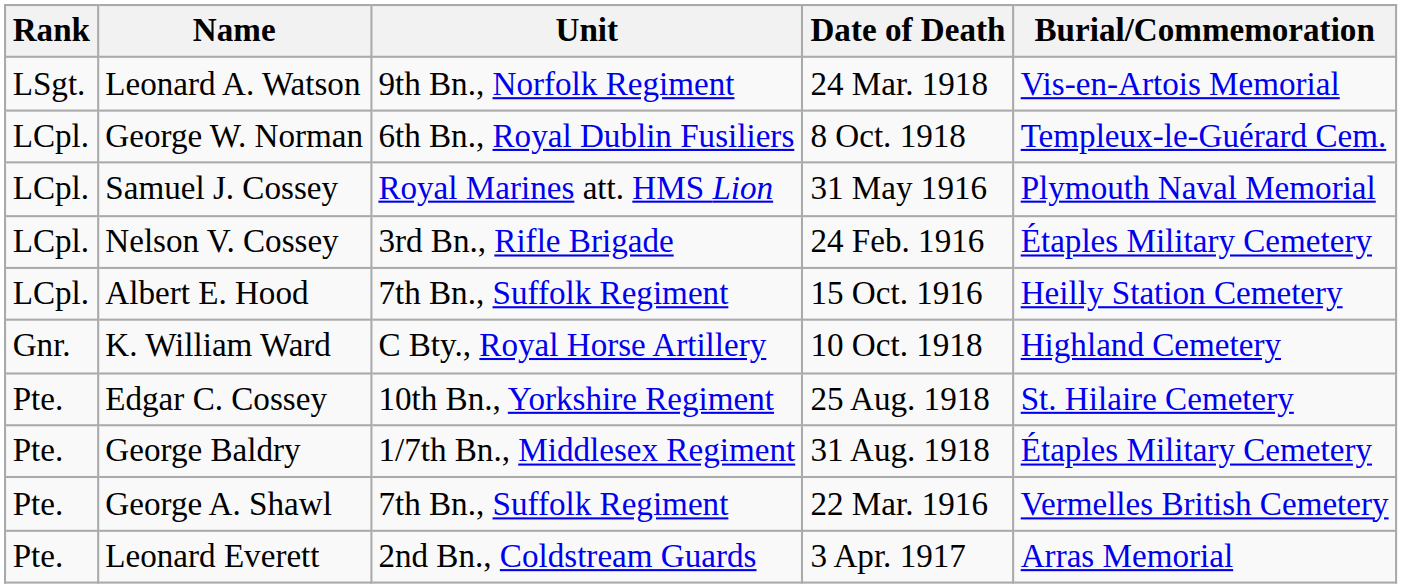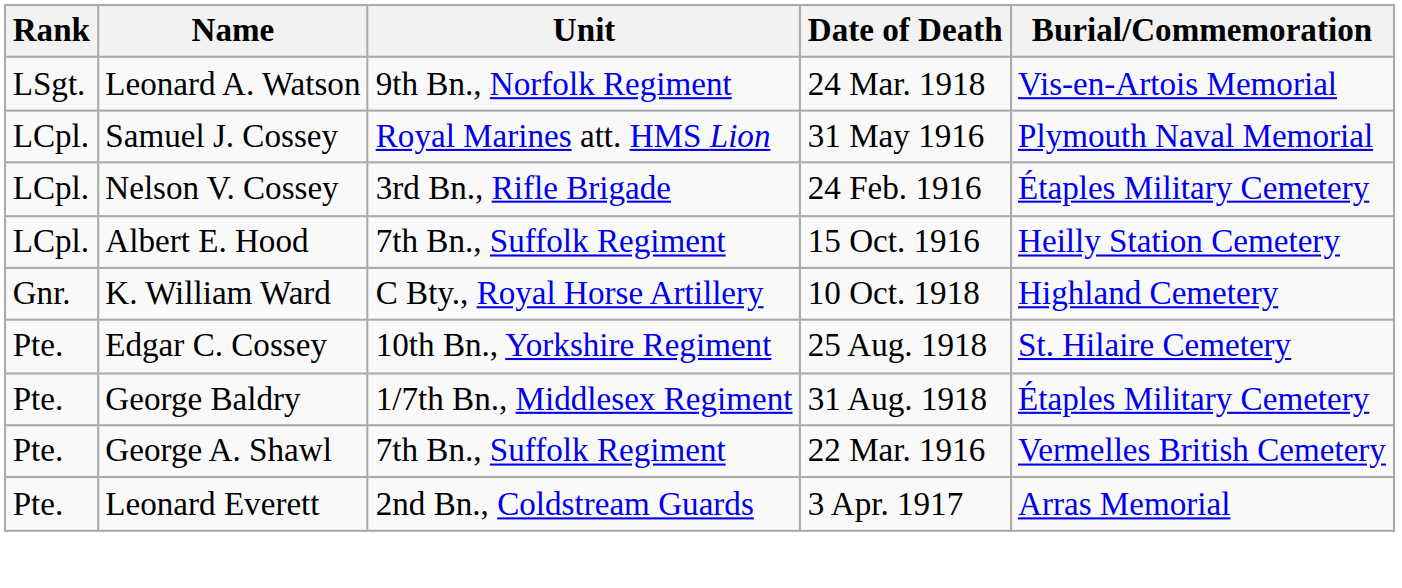- row: (234, 135)
